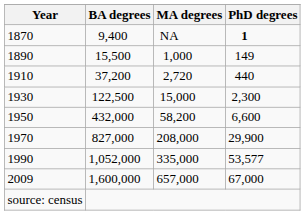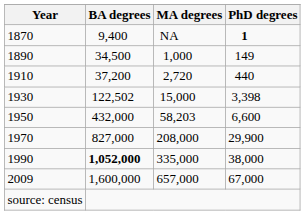(110, 55) 15,500 -> (110, 55) 34,500
(111, 96) 122,500 -> (111, 96) 122,502
(244, 96) 2,300 -> (244, 96) 3,398
(176, 117) 58,200 -> (176, 117) 58,203
(115, 158) normal -> (115, 158) bold
(246, 158) 53,577 -> (246, 158) 38,000
